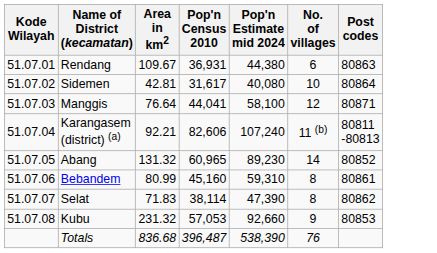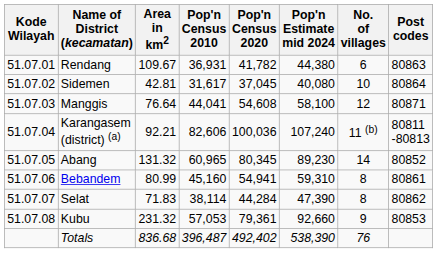+ column: (254, 29)
